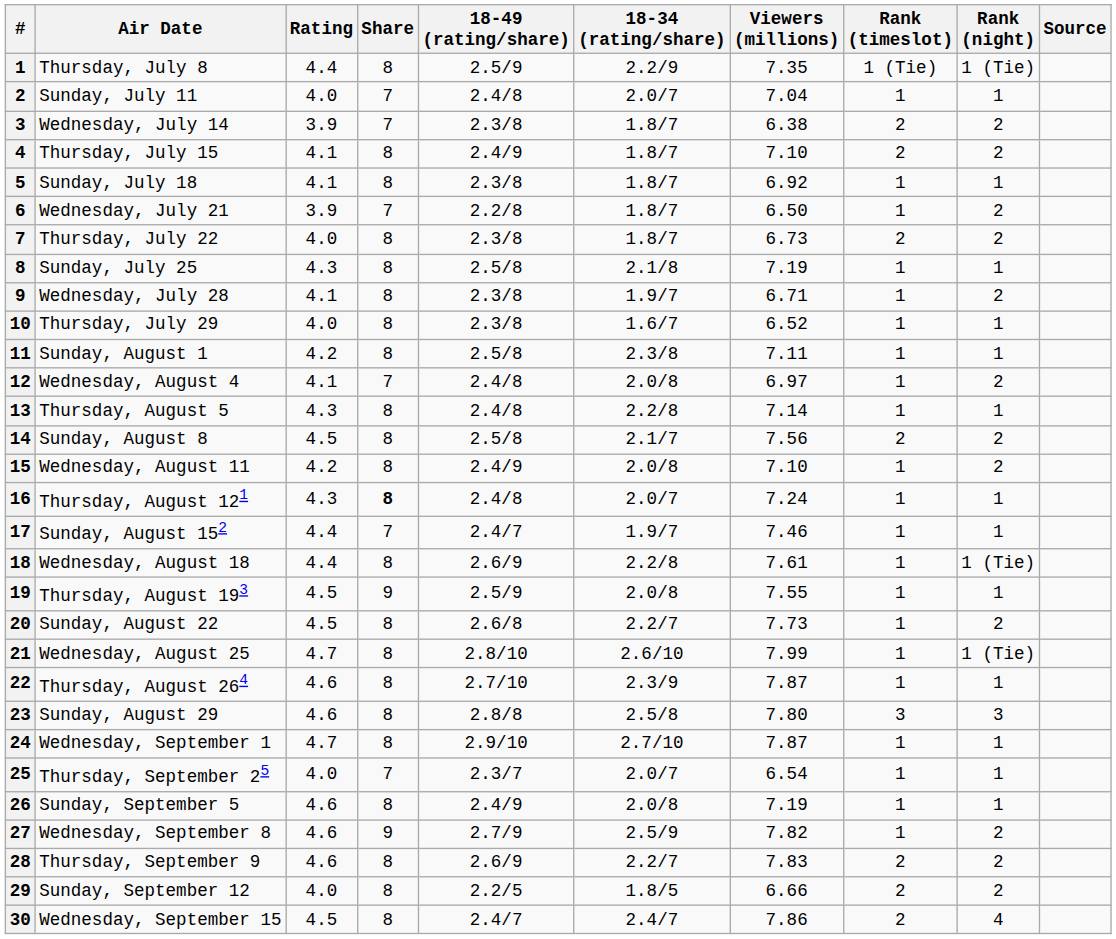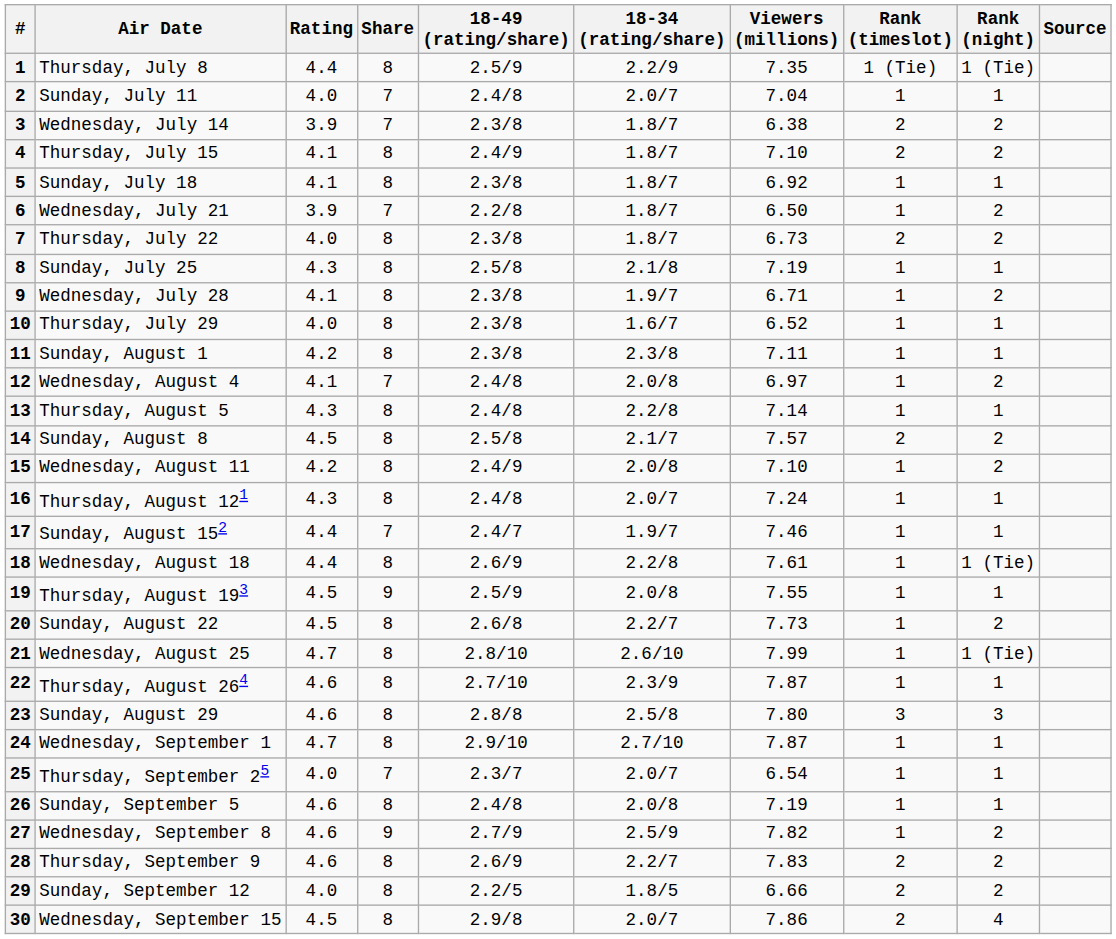(496, 354) 2.5/8 -> (496, 354) 2.3/8
(787, 440) 7.56 -> (787, 440) 7.57
(388, 499) bold -> (388, 499) normal
(496, 805) 2.4/9 -> (496, 805) 2.4/8
(496, 920) 2.4/7 -> (496, 920) 2.9/8
(652, 920) 2.4/7 -> (652, 920) 2.0/7
